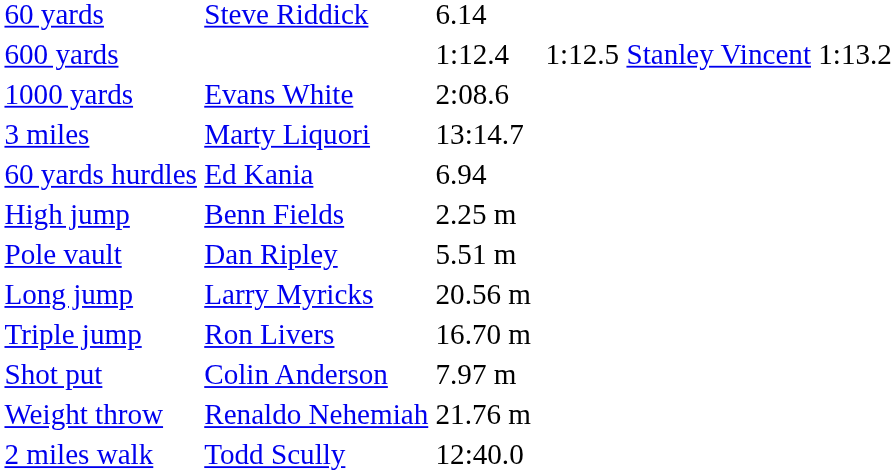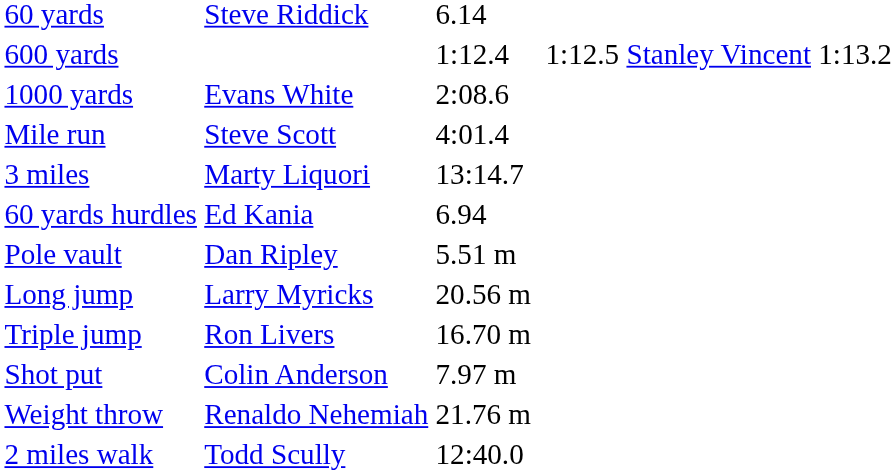+ row: (55, 134)
- row: (67, 214)
